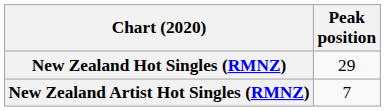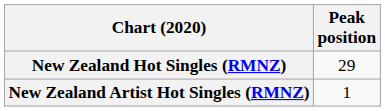(347, 92) 7 -> (347, 92) 1
